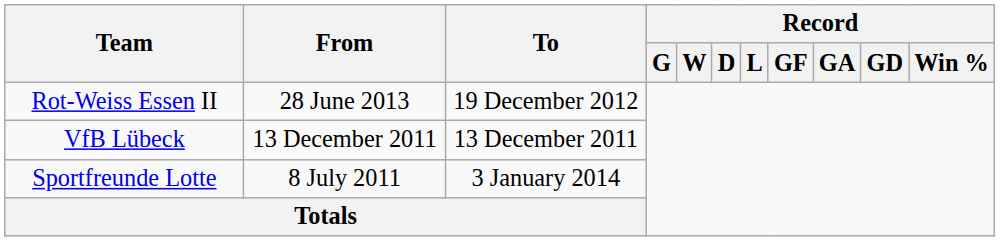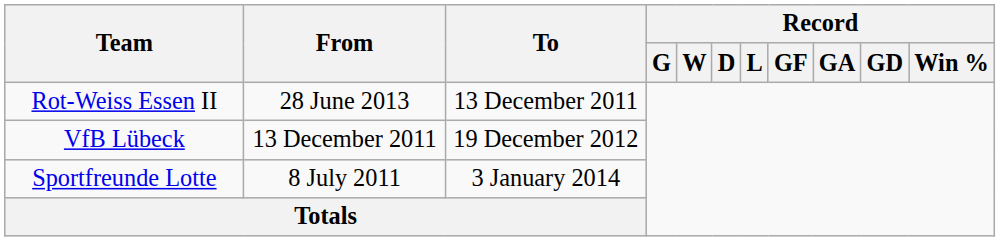(546, 100) 19 December 2012 -> (546, 100) 13 December 2011
(546, 139) 13 December 2011 -> (546, 139) 19 December 2012
